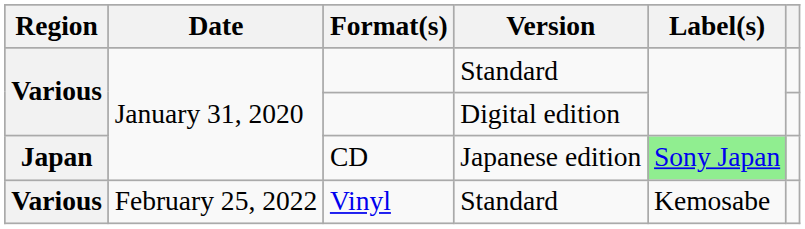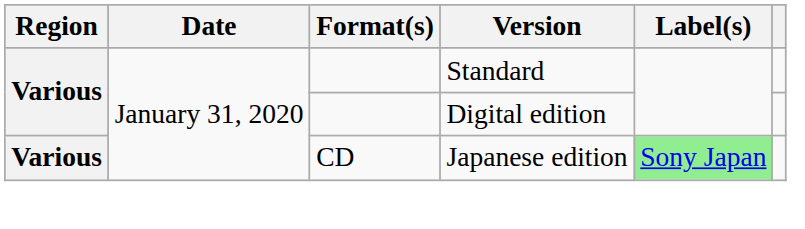(57, 157) Japan -> (57, 157) Various
- row: (360, 200)
